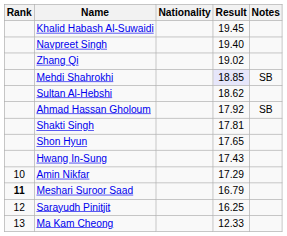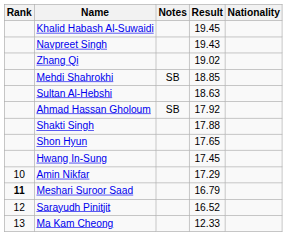columns swapped: (185, 12) <-> (266, 12)
(231, 45) 19.40 -> (207, 45) 19.43
(231, 77) lavender background -> (207, 77) no background
(231, 93) 18.62 -> (207, 93) 18.63
(231, 126) 17.81 -> (207, 126) 17.88
(231, 158) 17.43 -> (207, 158) 17.45
(231, 207) 16.25 -> (207, 207) 16.52
